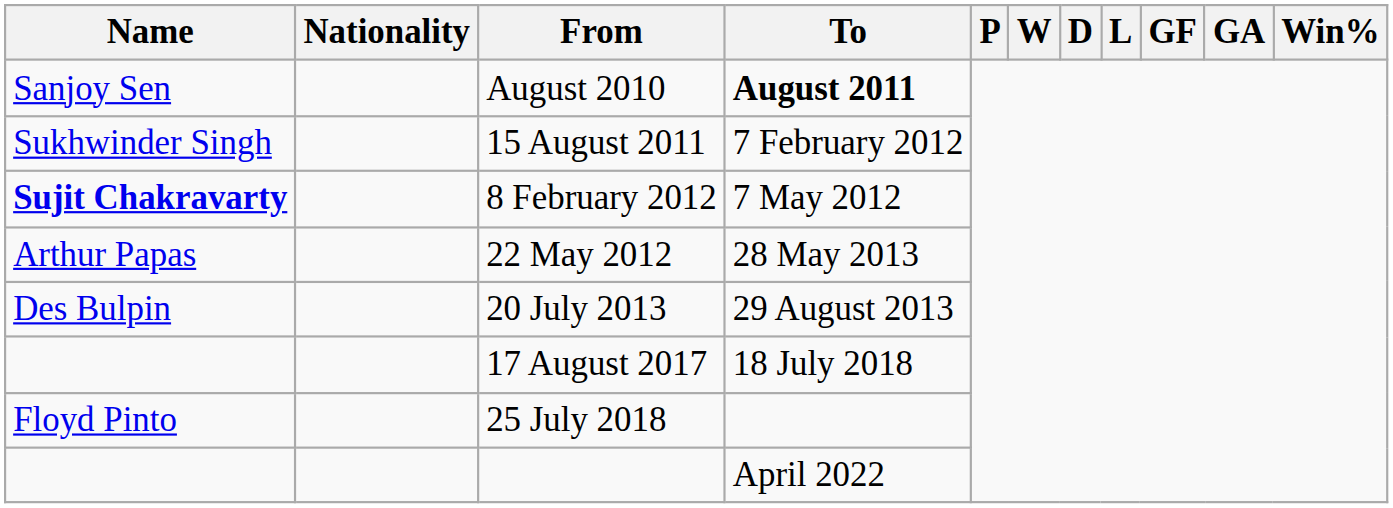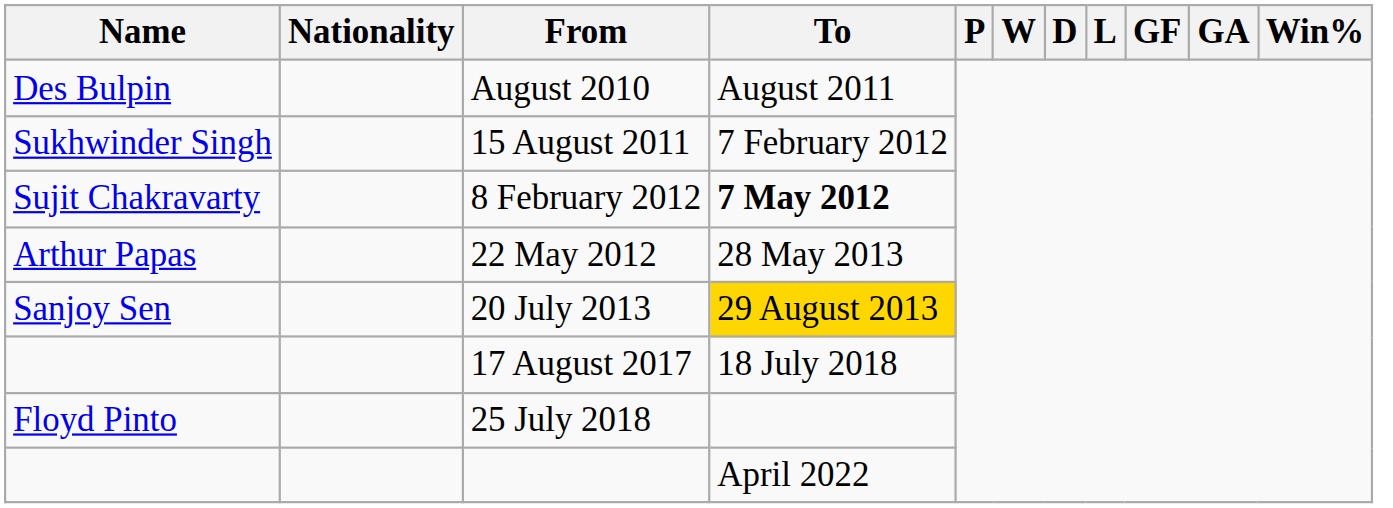(92, 87) Sanjoy Sen -> (92, 87) Des Bulpin
(824, 87) bold -> (806, 87) normal
(150, 198) bold -> (137, 198) normal
(817, 198) normal -> (804, 198) bold
(92, 308) Des Bulpin -> (92, 308) Sanjoy Sen
(843, 308) no background -> (828, 308) gold background
